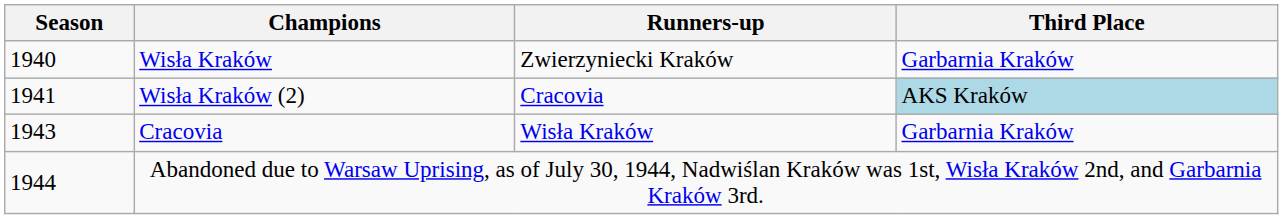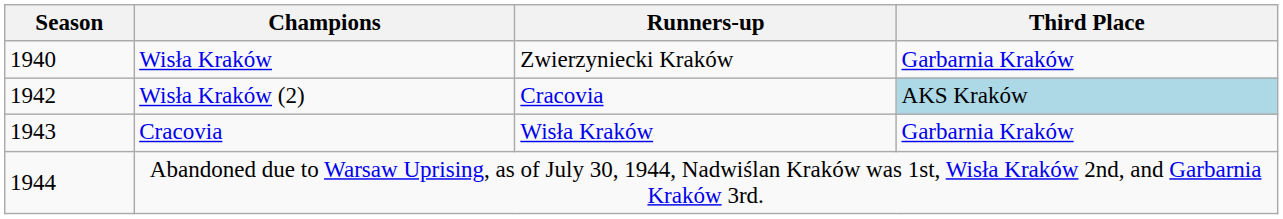(33, 95) 1941 -> (33, 95) 1942
